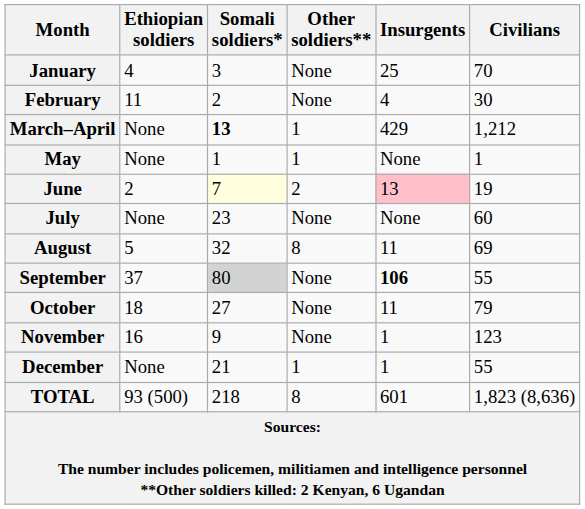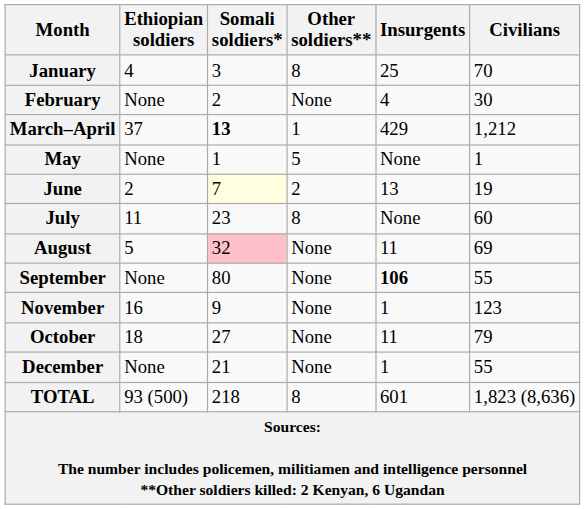(311, 70) None -> (296, 70) 8
(133, 99) 11 -> (144, 99) None
(144, 129) None -> (134, 129) 37
(296, 159) 1 -> (296, 159) 5
(389, 188) pink background -> (389, 188) no background
(144, 218) None -> (133, 218) 11
(311, 218) None -> (296, 218) 8
(221, 248) no background -> (221, 248) pink background
(296, 248) 8 -> (311, 248) None
(134, 277) 37 -> (144, 277) None
(221, 277) lightgrey background -> (221, 277) no background
rows swapped: (63, 307) <-> (63, 337)
(296, 366) 1 -> (311, 366) None
